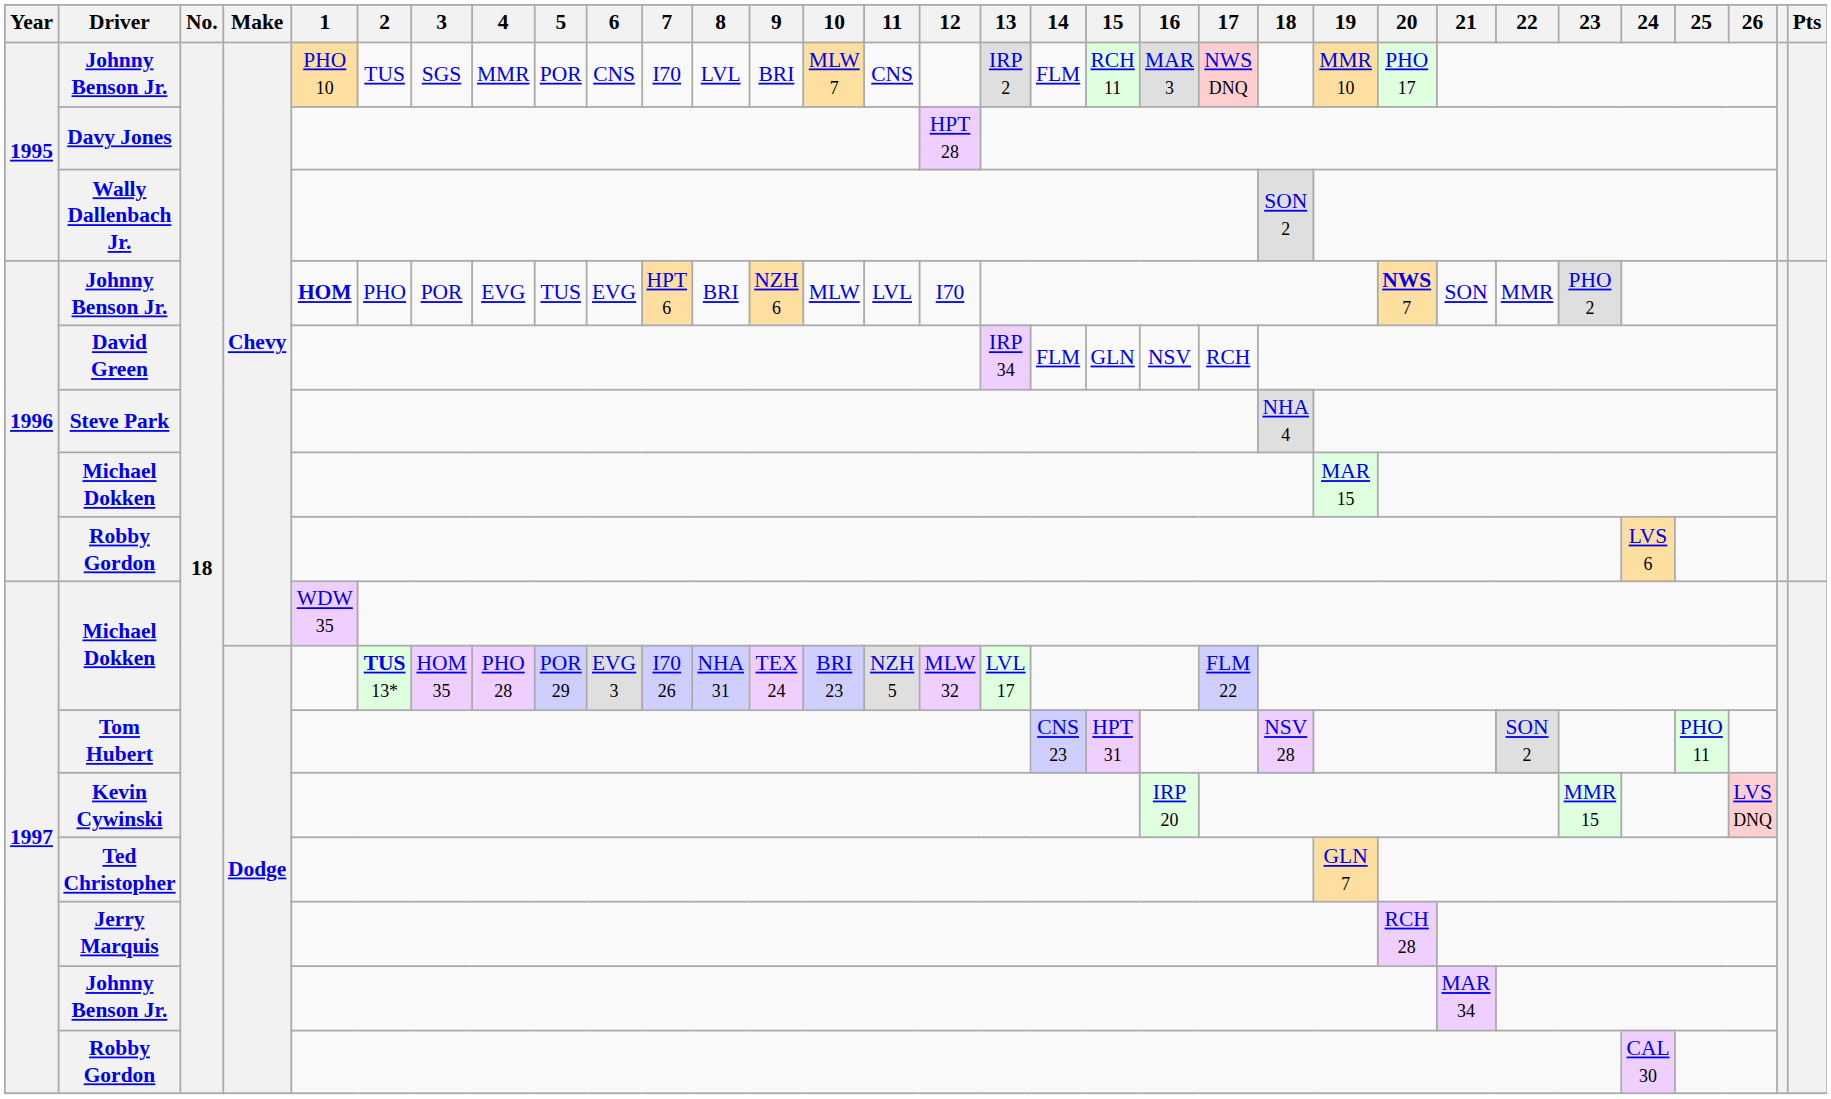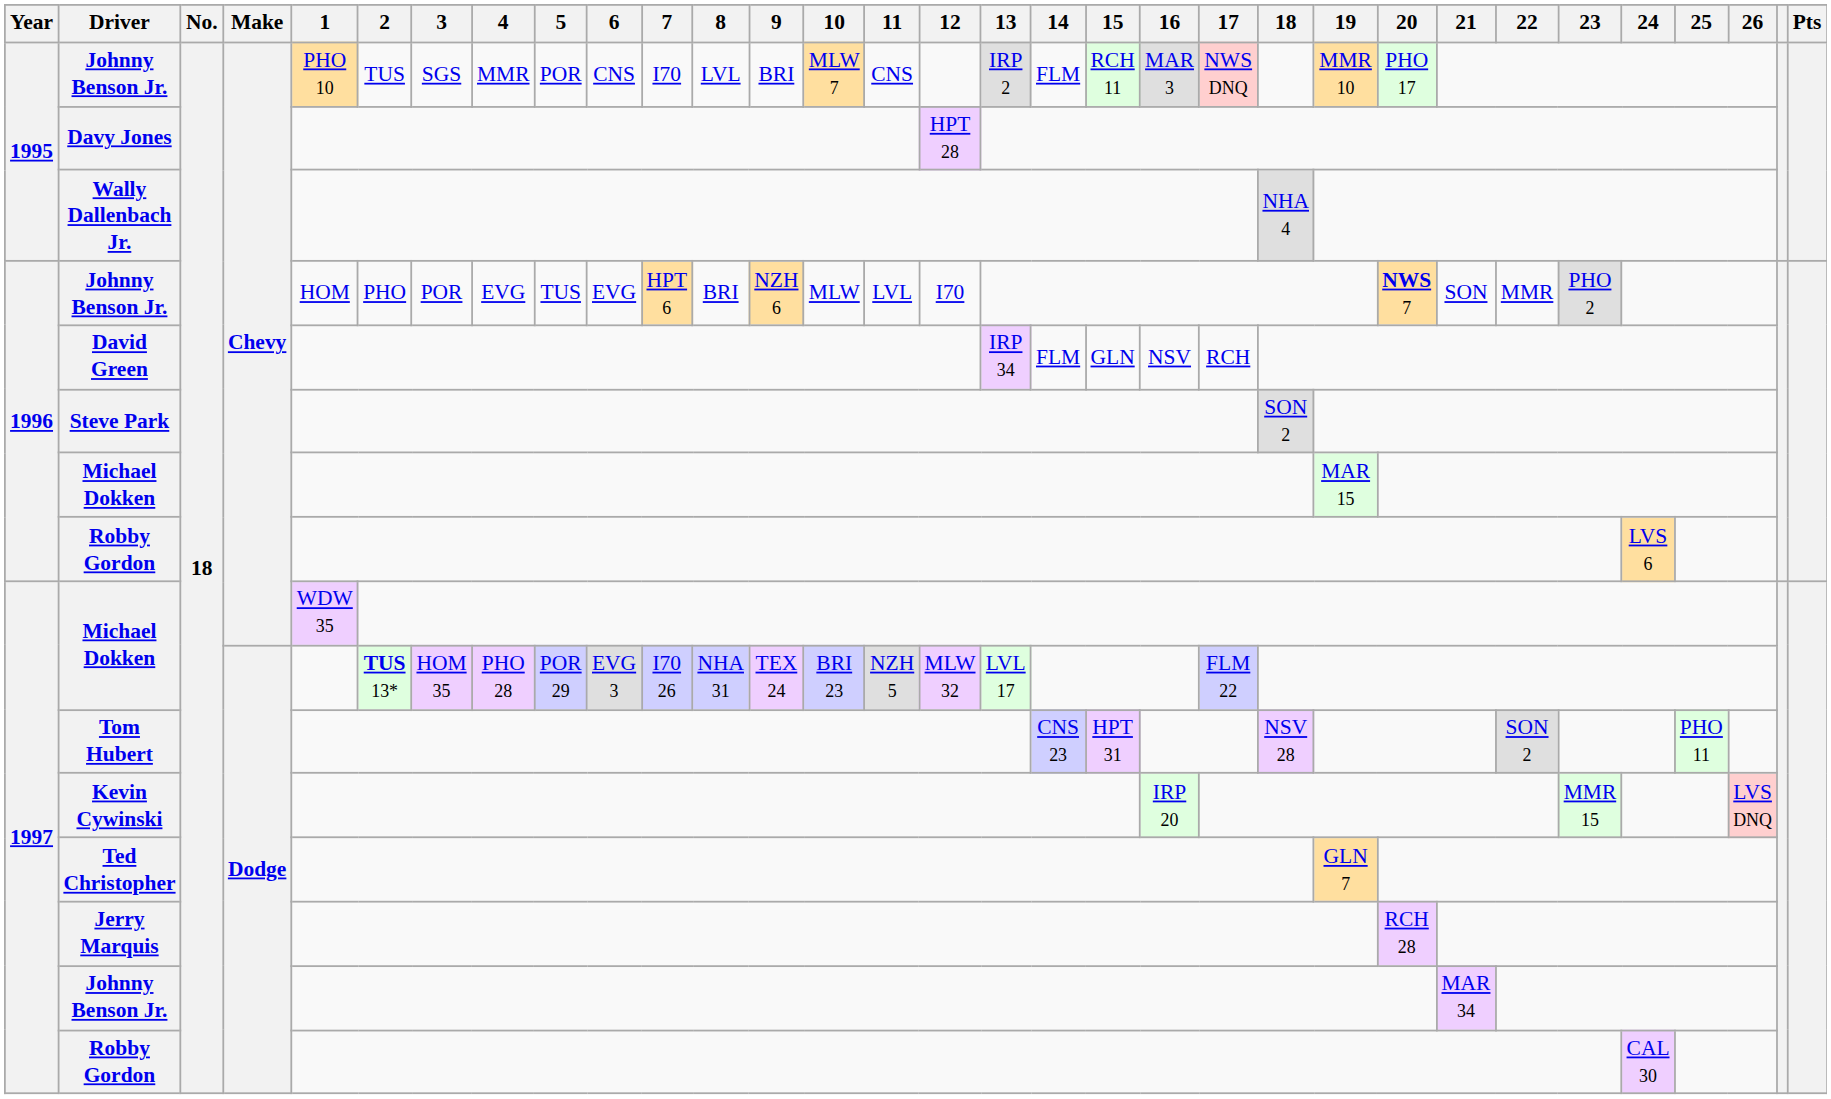(1286, 214) SON 2 -> (1286, 214) NHA 4
(325, 292) bold -> (325, 292) normal
(1286, 419) NHA 4 -> (1286, 419) SON 2
